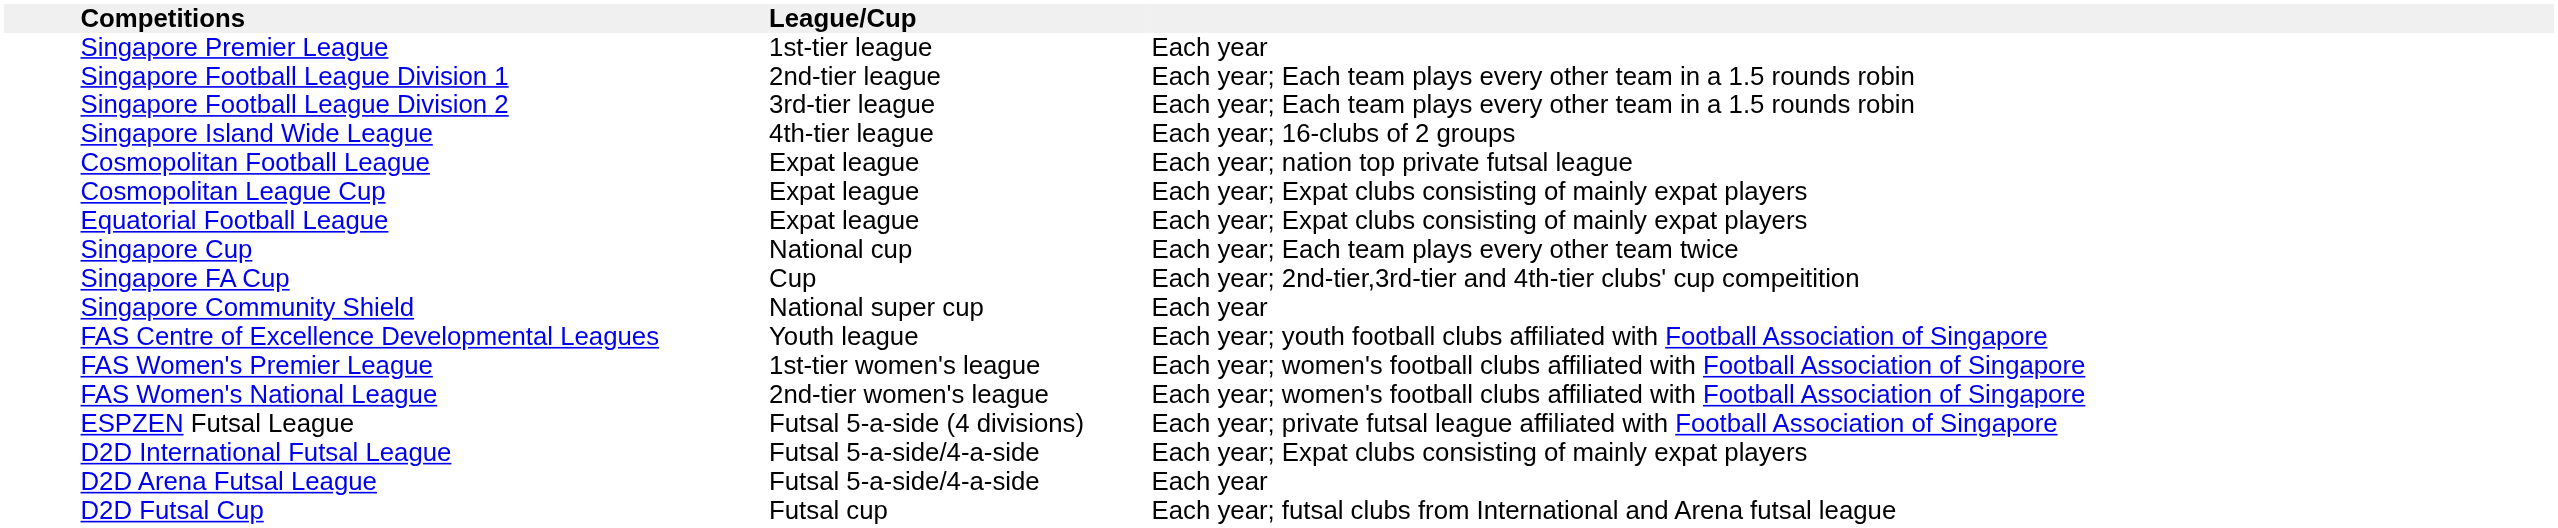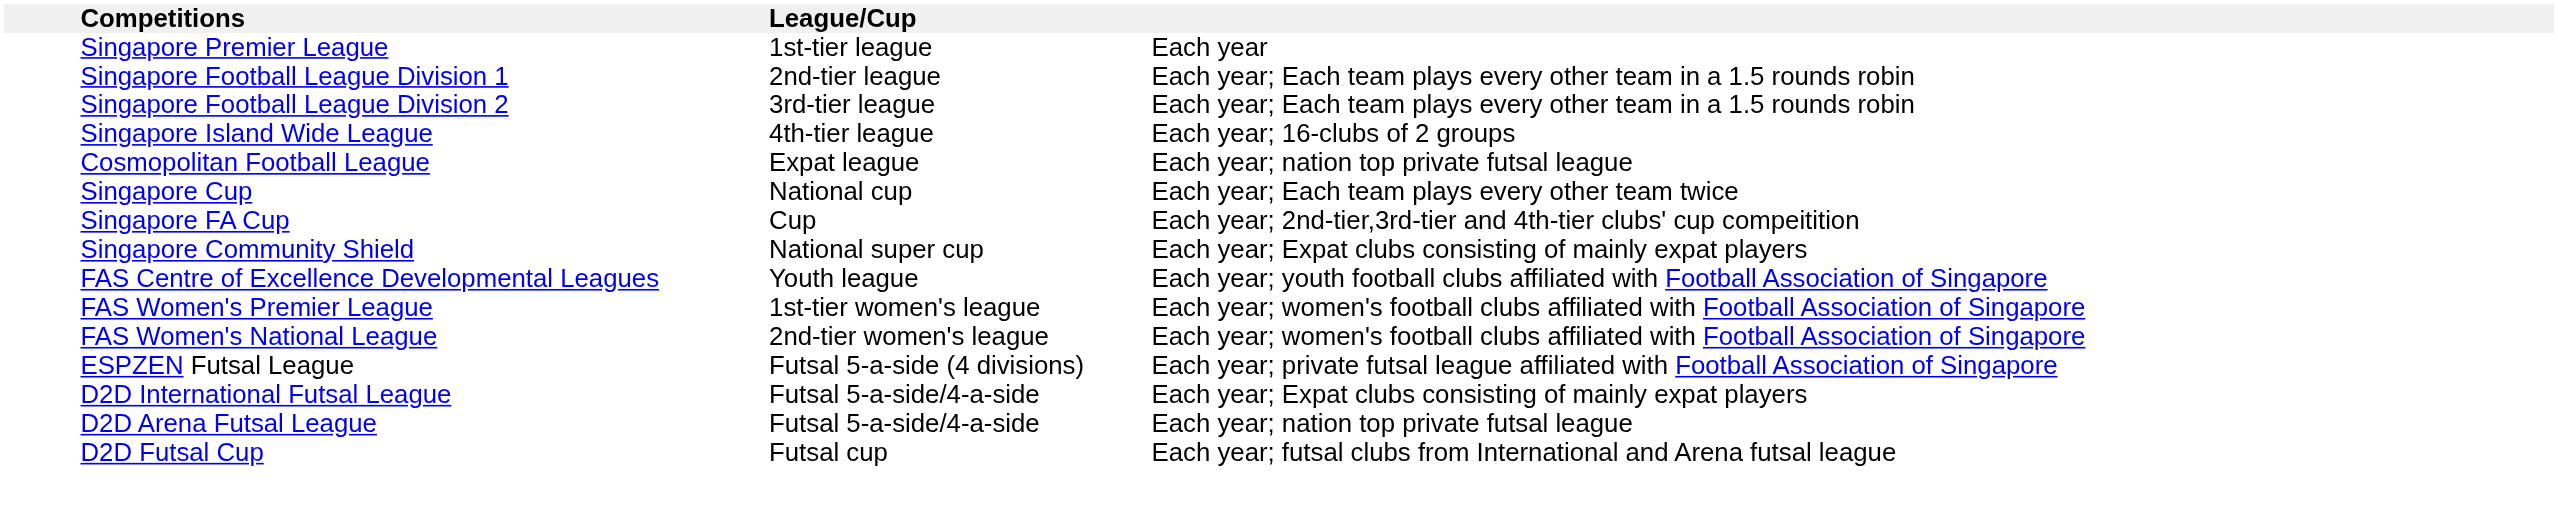- row: (233, 192)
- row: (234, 221)
(1210, 307) Each year -> (1479, 250) Each year; Expat clubs consisting of mainly expat players
(1210, 481) Each year -> (1392, 423) Each year; nation top private futsal league
